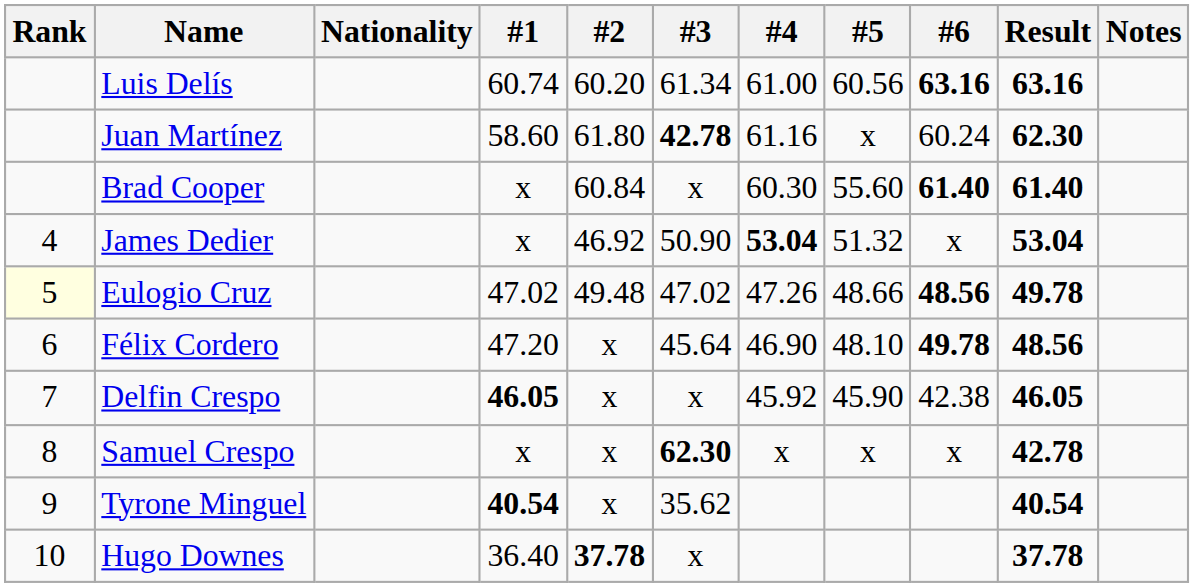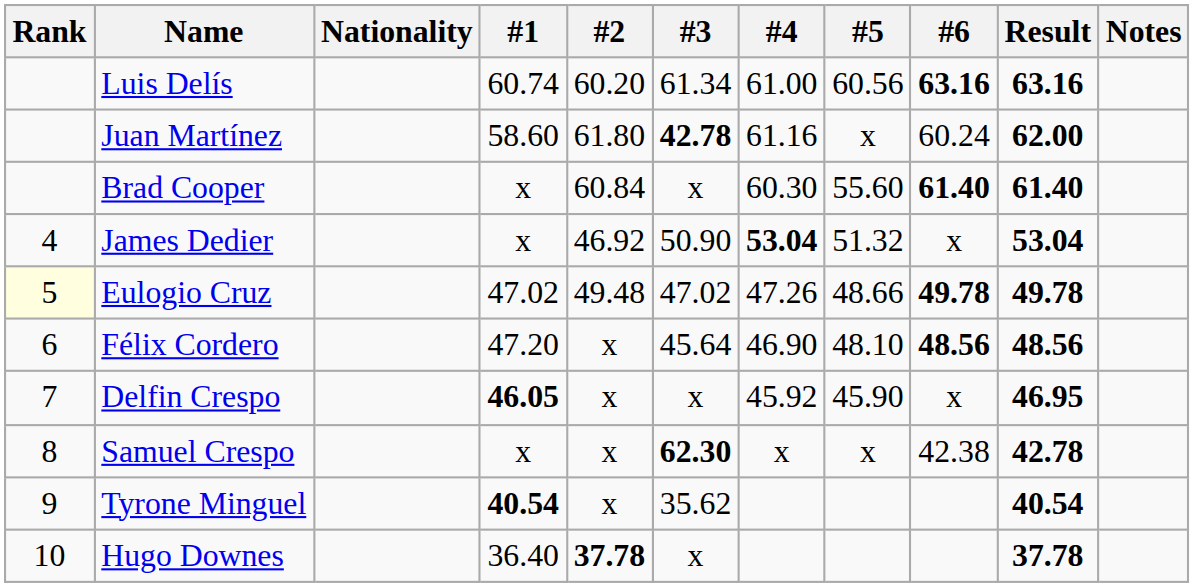(1048, 135) 62.30 -> (1048, 135) 62.00
(954, 292) 48.56 -> (954, 292) 49.78
(954, 345) 49.78 -> (954, 345) 48.56
(954, 397) 42.38 -> (954, 397) x
(1048, 397) 46.05 -> (1048, 397) 46.95
(954, 449) x -> (954, 449) 42.38
